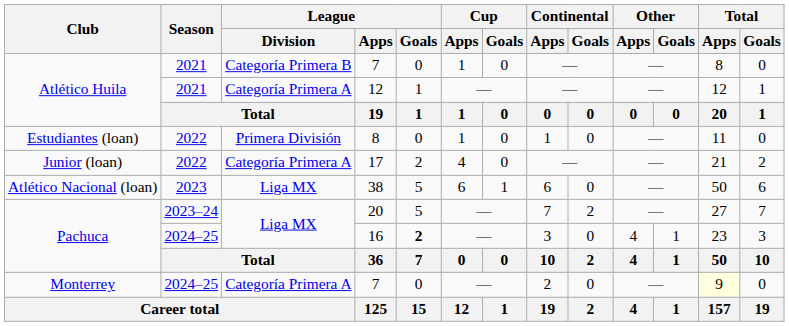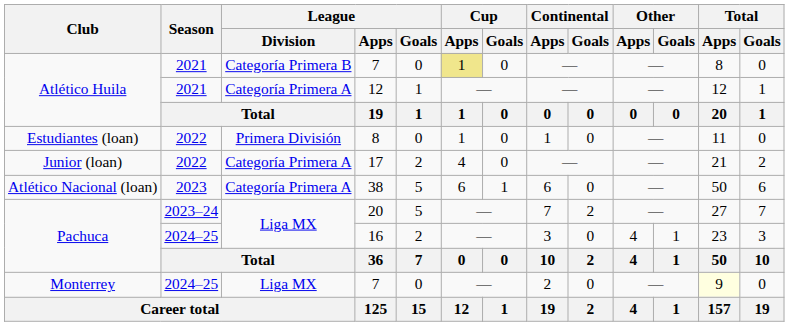(462, 65) no background -> (462, 65) khaki background
(288, 187) Liga MX -> (288, 187) Categoría Primera A
(419, 235) bold -> (419, 235) normal
(288, 284) Categoría Primera A -> (288, 284) Liga MX
